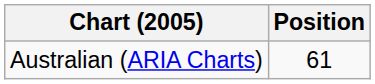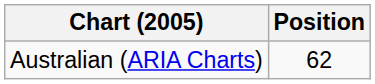(319, 59) 61 -> (319, 59) 62
